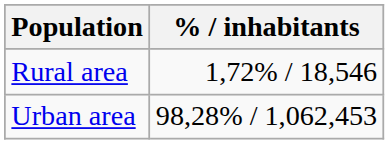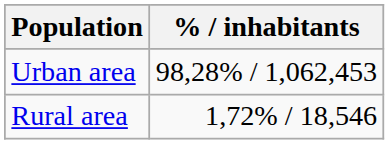rows swapped: (74, 116) <-> (70, 71)
